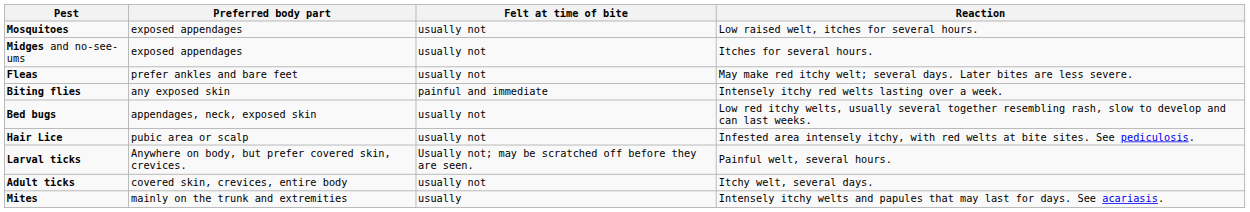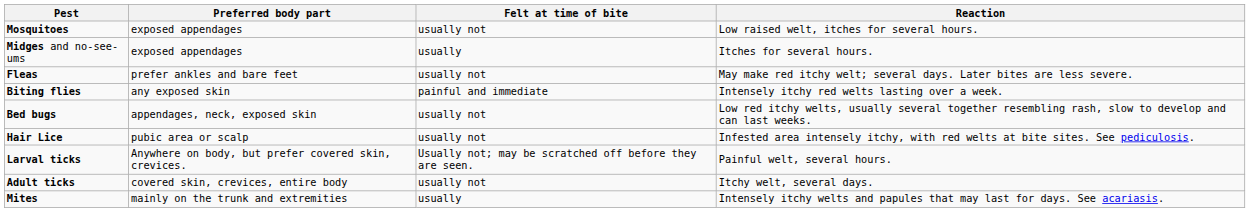(452, 52) usually not -> (440, 52) usually
